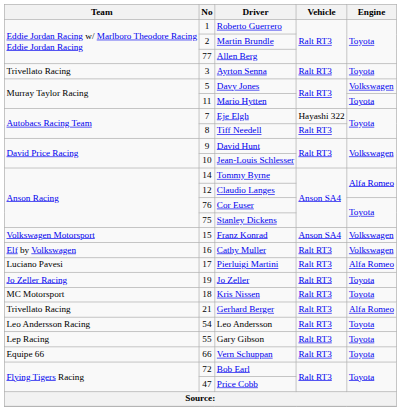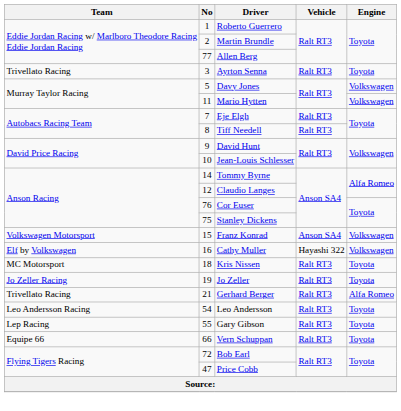(362, 101) Toyota -> (371, 101) Volkswagen
(322, 116) Hayashi 322 -> (315, 116) Ralt RT3
(315, 250) Ralt RT3 -> (322, 250) Hayashi 322
- row: (248, 265)
rows swapped: (238, 294) <-> (233, 279)
